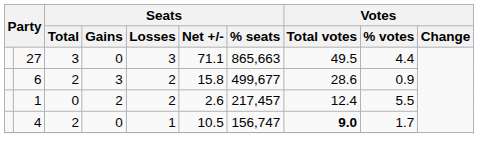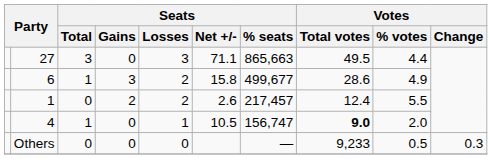(75, 80) 2 -> (88, 80) 1
(405, 80) 0.9 -> (418, 80) 4.9
(75, 122) 2 -> (88, 122) 1
(405, 122) 1.7 -> (418, 122) 2.0
+ row: (34, 144)
